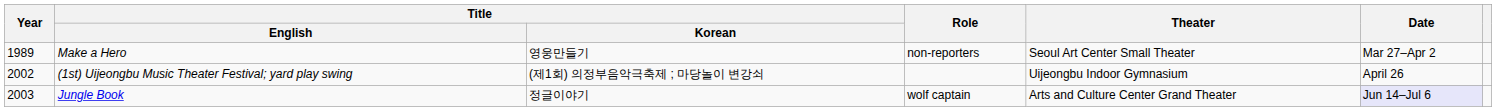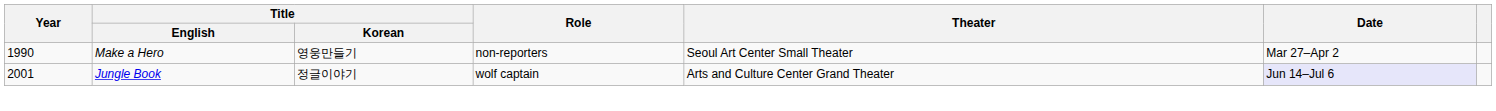(20, 53) 1989 -> (20, 53) 1990
- row: (205, 74)
(20, 95) 2003 -> (20, 74) 2001
